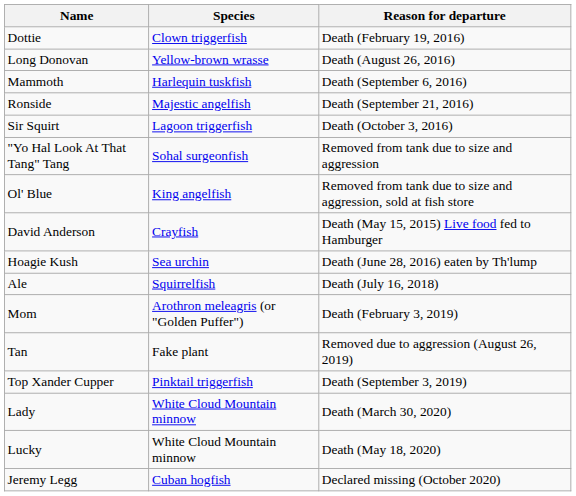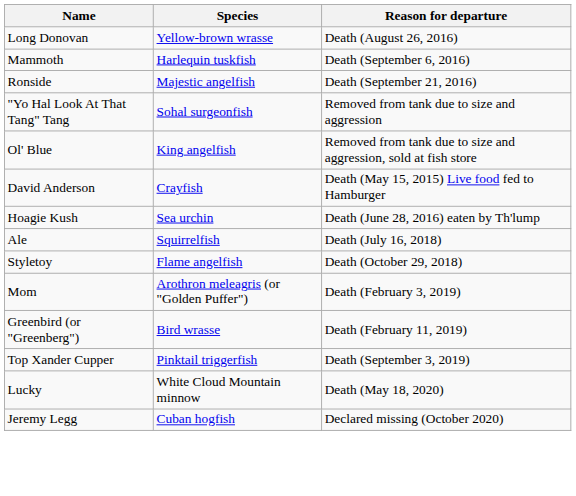- row: (24, 38)
- row: (33, 126)
+ row: (30, 262)
+ row: (44, 330)
- row: (18, 352)
- row: (21, 412)
